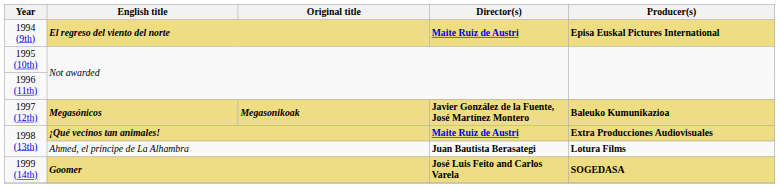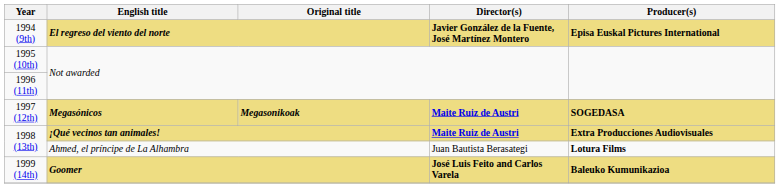(475, 33) Maite Ruiz de Austri -> (493, 33) Javier González de la Fuente, José Martínez Montero
(493, 112) Javier González de la Fuente, José Martínez Montero -> (475, 112) Maite Ruiz de Austri
(620, 112) Baleuko Kumunikazioa -> (598, 112) SOGEDASA
(484, 149) bold -> (480, 149) normal
(598, 170) SOGEDASA -> (620, 170) Baleuko Kumunikazioa
